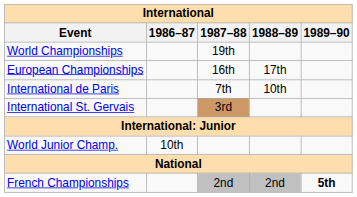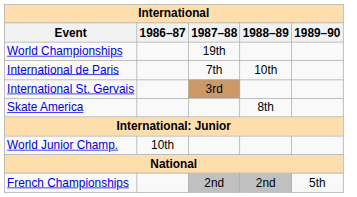- row: (75, 70)
+ row: (45, 107)
(327, 182) bold -> (317, 182) normal
